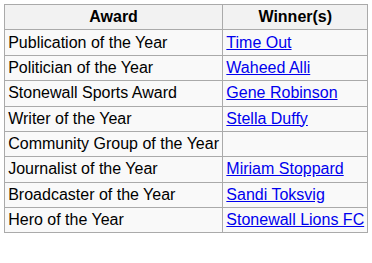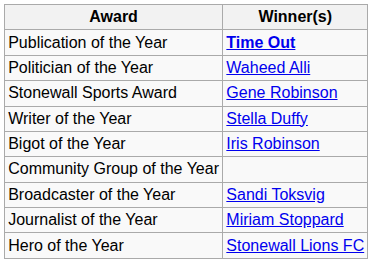(259, 42) normal -> (261, 42) bold
+ row: (67, 144)
rows swapped: (83, 169) <-> (92, 194)
